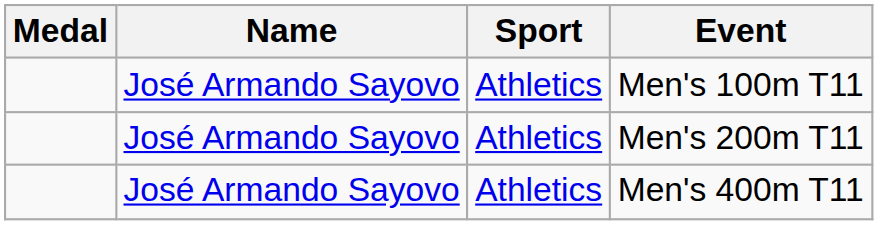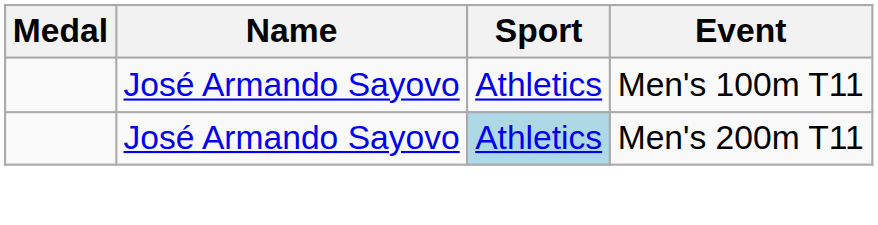(539, 137) no background -> (539, 137) lightblue background
- row: (741, 191)
